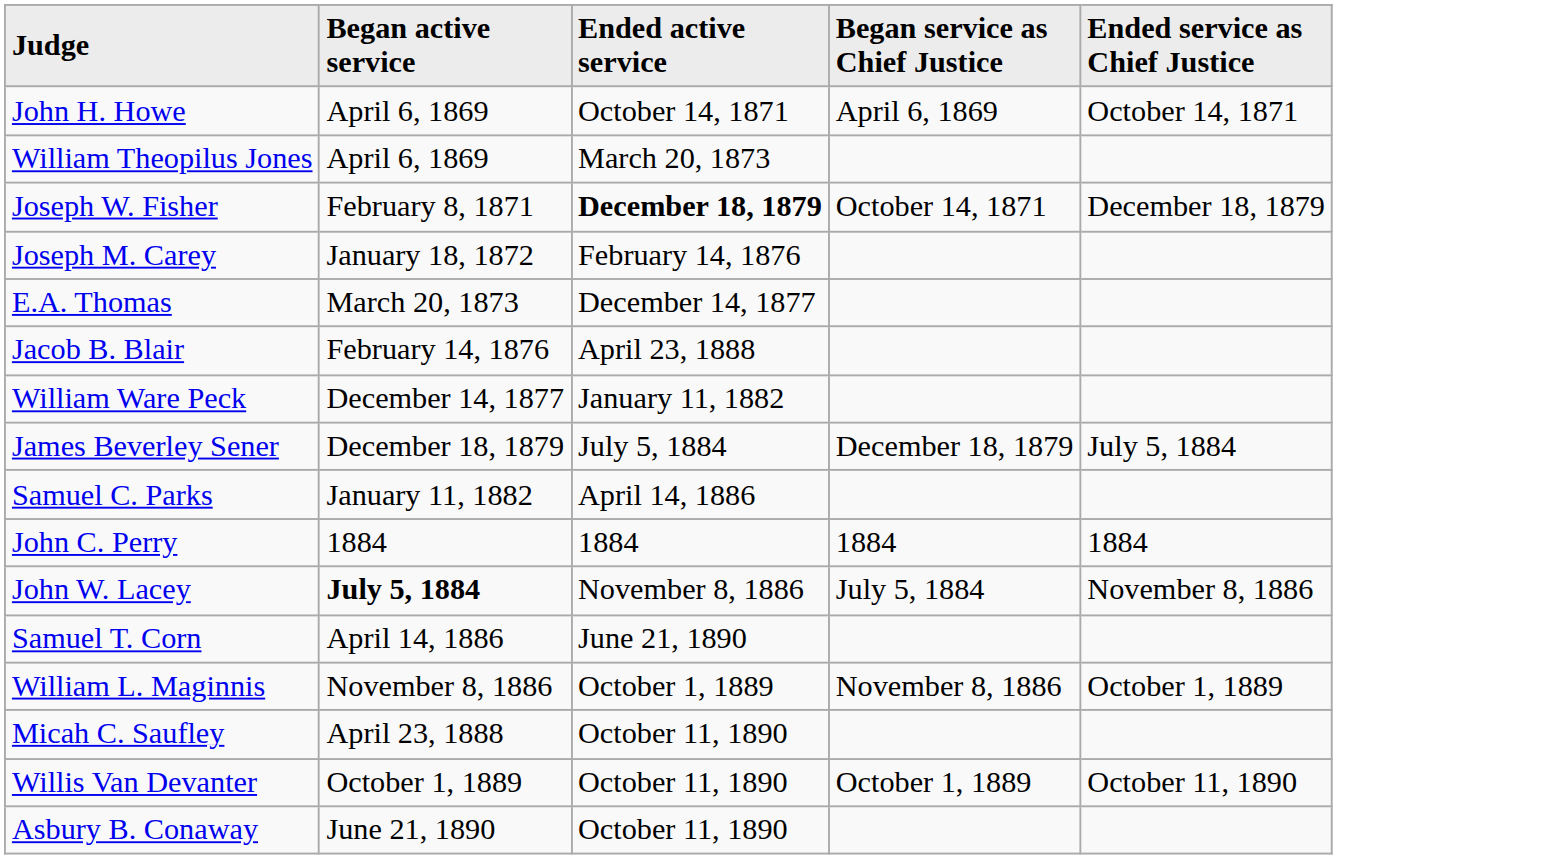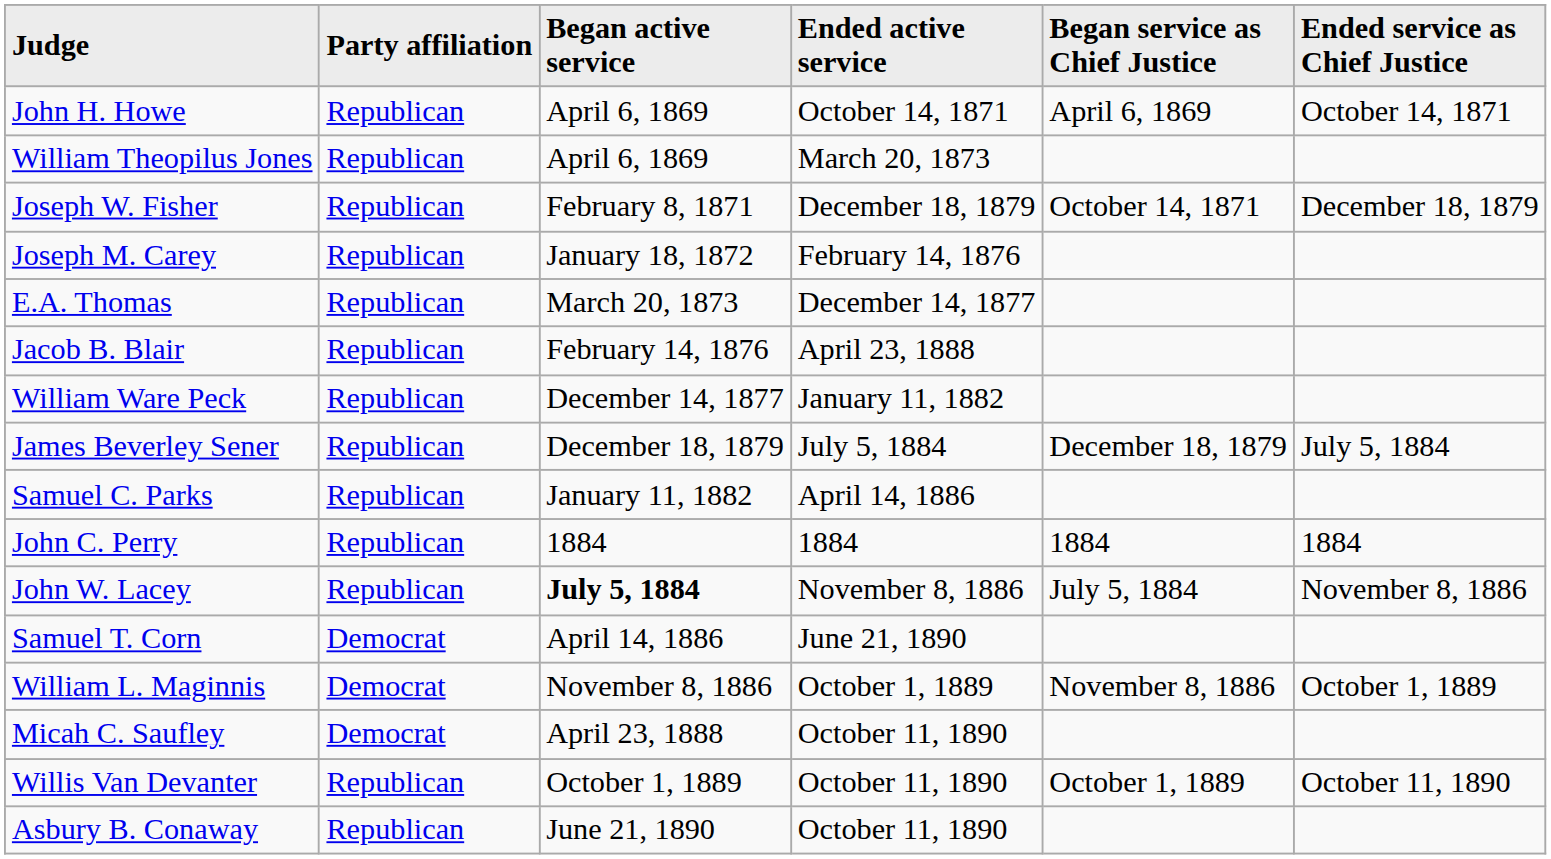+ column: (429, 45)
(700, 206) bold -> (917, 206) normal
